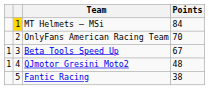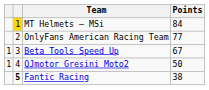(178, 38) 70 -> (178, 38) 77
(178, 65) 48 -> (178, 65) 50
(18, 78) normal -> (18, 78) bold
